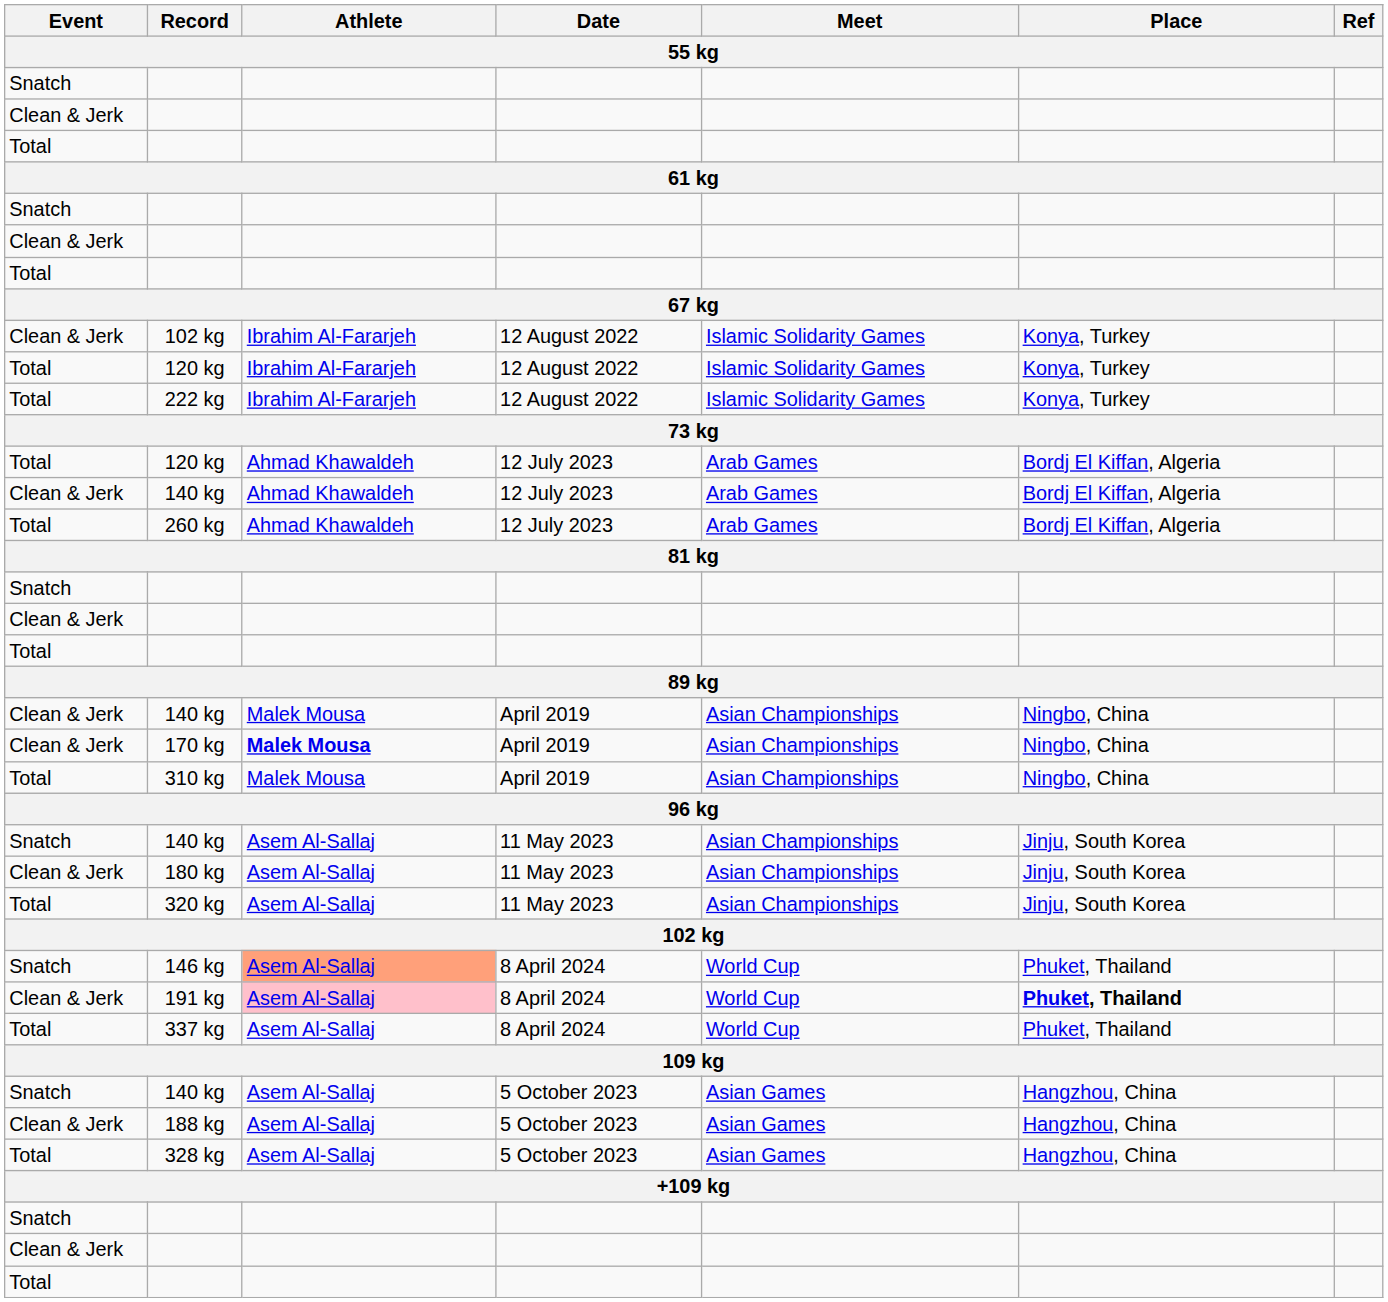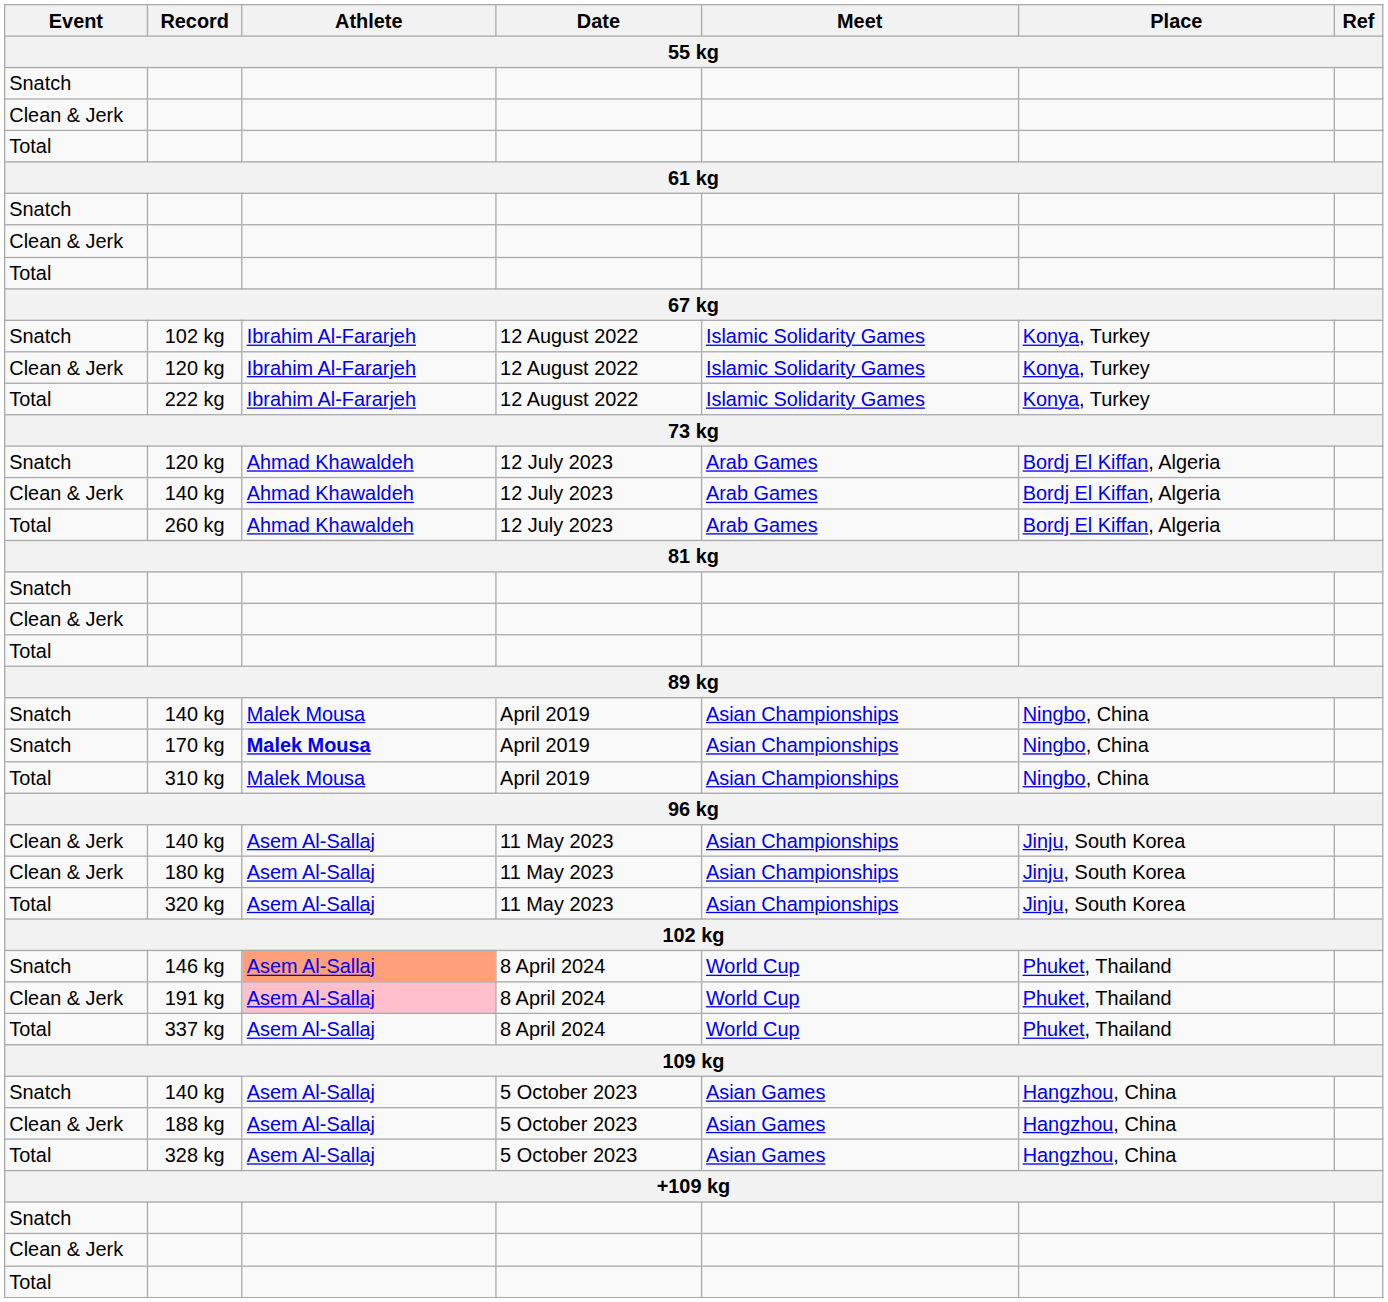(66, 336) Clean & Jerk -> (40, 336) Snatch
(30, 367) Total -> (66, 367) Clean & Jerk
(30, 462) Total -> (40, 462) Snatch
(66, 714) Clean & Jerk -> (40, 714) Snatch
(66, 746) Clean & Jerk -> (40, 746) Snatch
(40, 840) Snatch -> (66, 840) Clean & Jerk
(1102, 998) bold -> (1097, 998) normal
